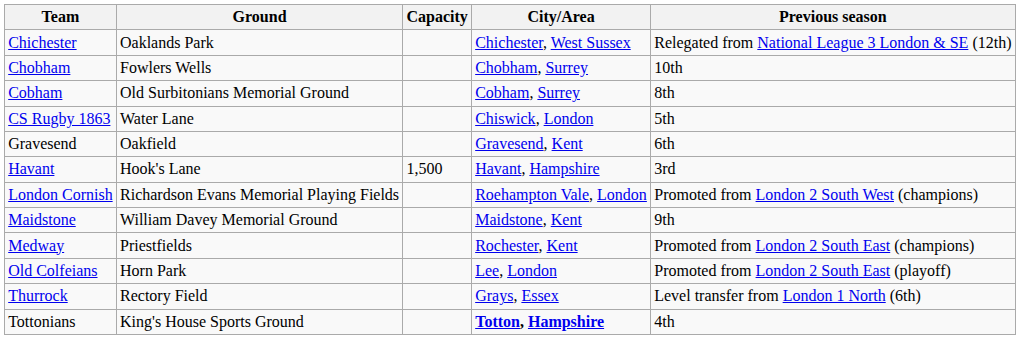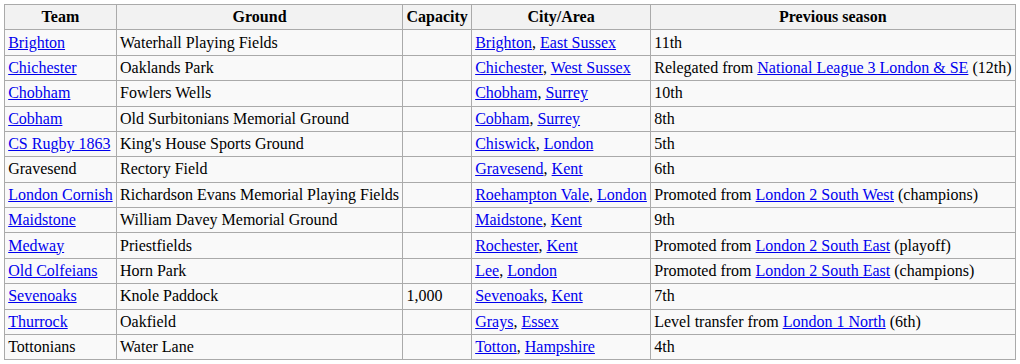+ row: (37, 42)
(157, 118) Water Lane -> (212, 144) King's House Sports Ground
(148, 144) Oakfield -> (164, 169) Rectory Field
- row: (31, 169)
(814, 245) Promoted from London 2 South East (champions) -> (803, 245) Promoted from London 2 South East (playoff)
(803, 270) Promoted from London 2 South East (playoff) -> (814, 270) Promoted from London 2 South East (champions)
+ row: (42, 296)
(164, 296) Rectory Field -> (148, 321) Oakfield
(212, 321) King's House Sports Ground -> (157, 347) Water Lane
(540, 321) bold -> (535, 347) normal
